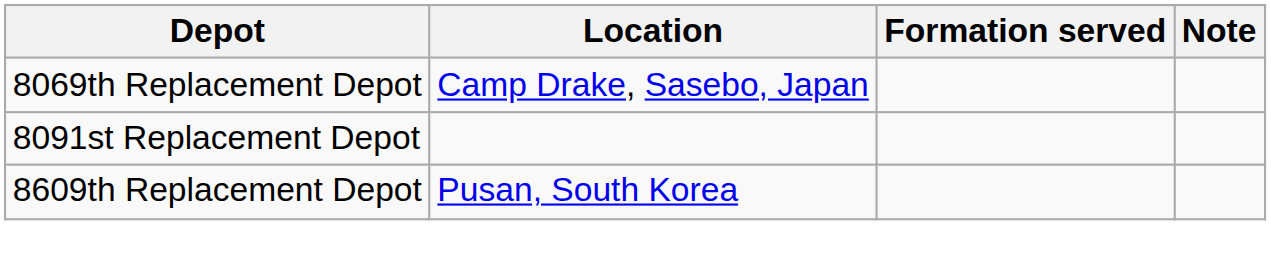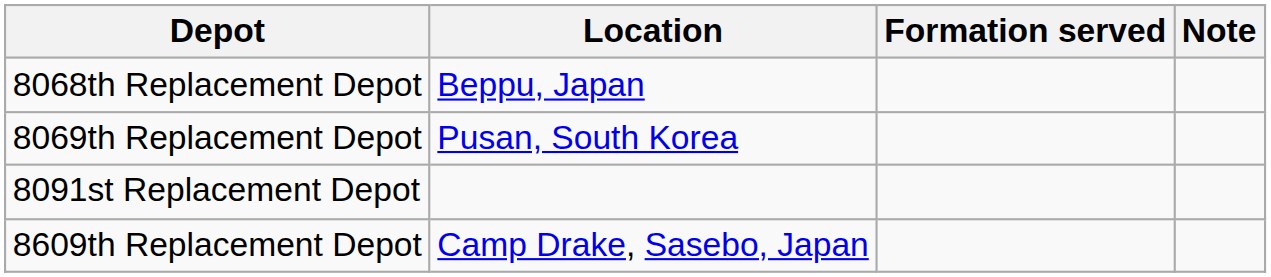+ row: (217, 84)
(653, 84) Camp Drake, Sasebo, Japan -> (588, 137) Pusan, South Korea
(588, 191) Pusan, South Korea -> (653, 244) Camp Drake, Sasebo, Japan
